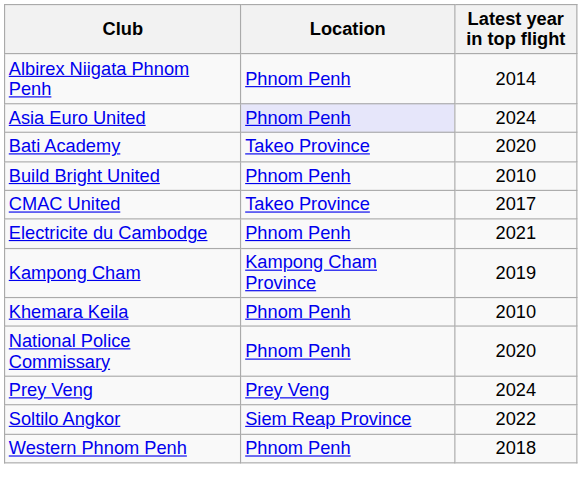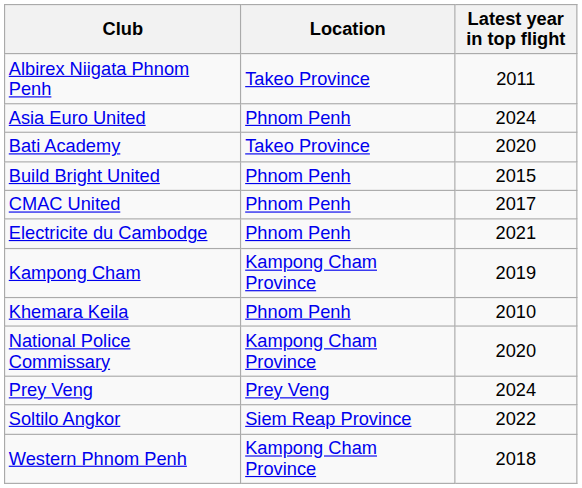(298, 78) Phnom Penh -> (308, 78) Takeo Province
(516, 78) 2014 -> (516, 78) 2011
(298, 117) lavender background -> (298, 117) no background
(516, 175) 2010 -> (516, 175) 2015
(308, 204) Takeo Province -> (298, 204) Phnom Penh
(298, 351) Phnom Penh -> (311, 351) Kampong Cham Province
(298, 448) Phnom Penh -> (311, 458) Kampong Cham Province
